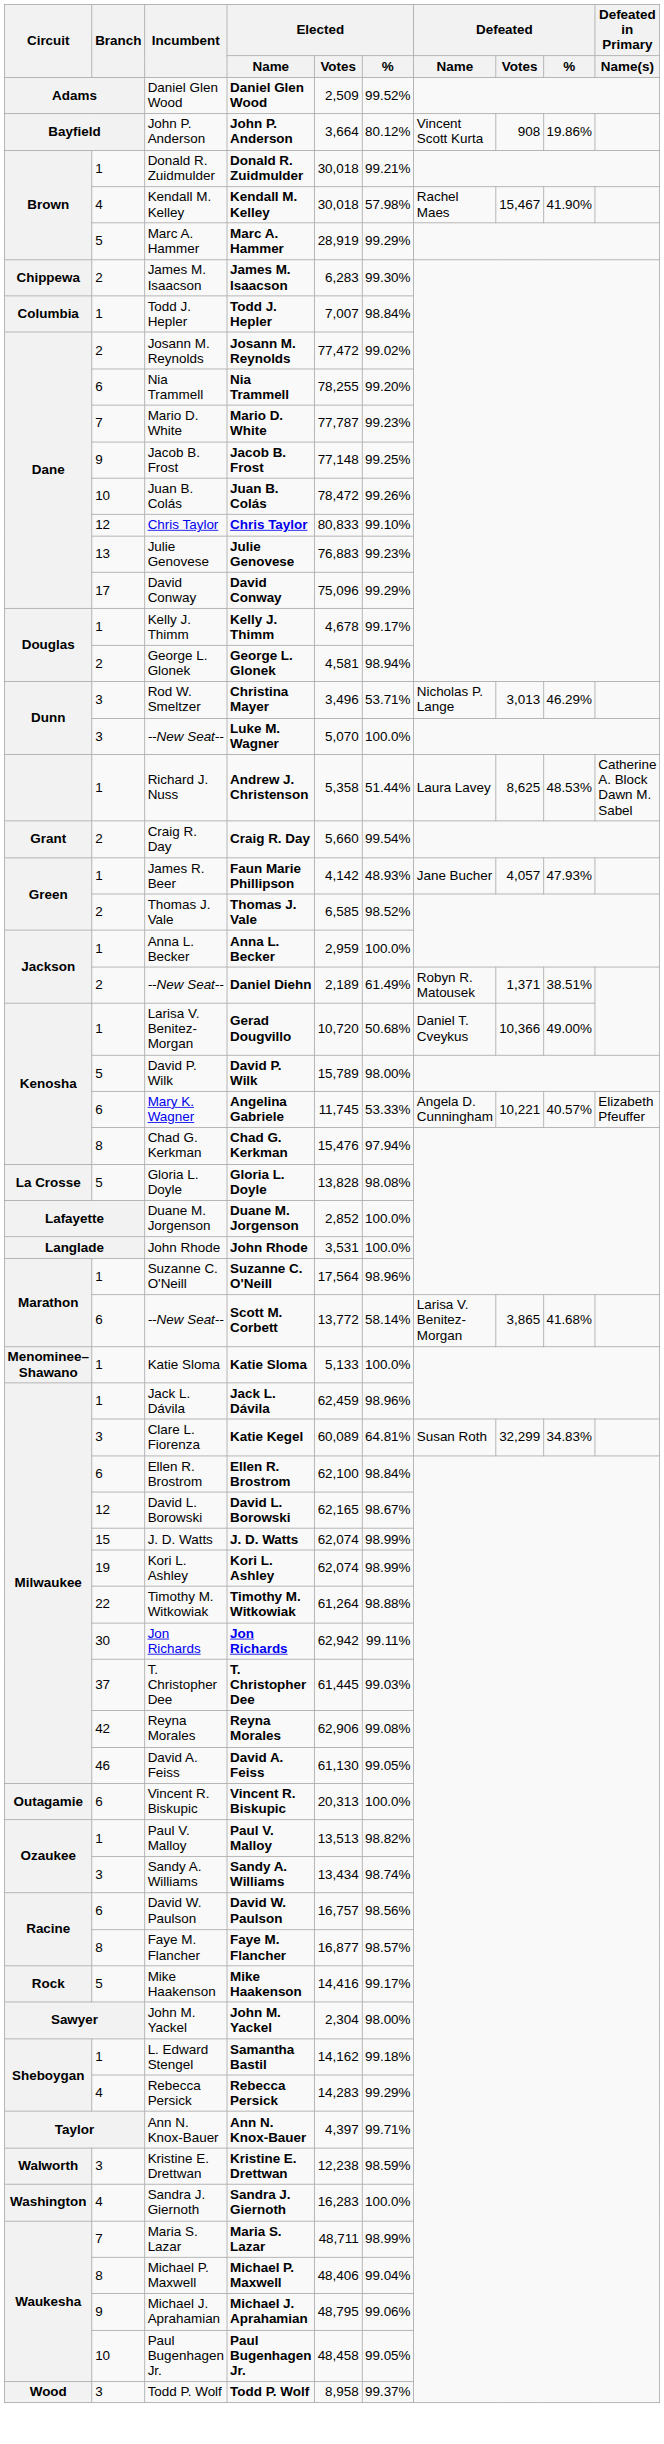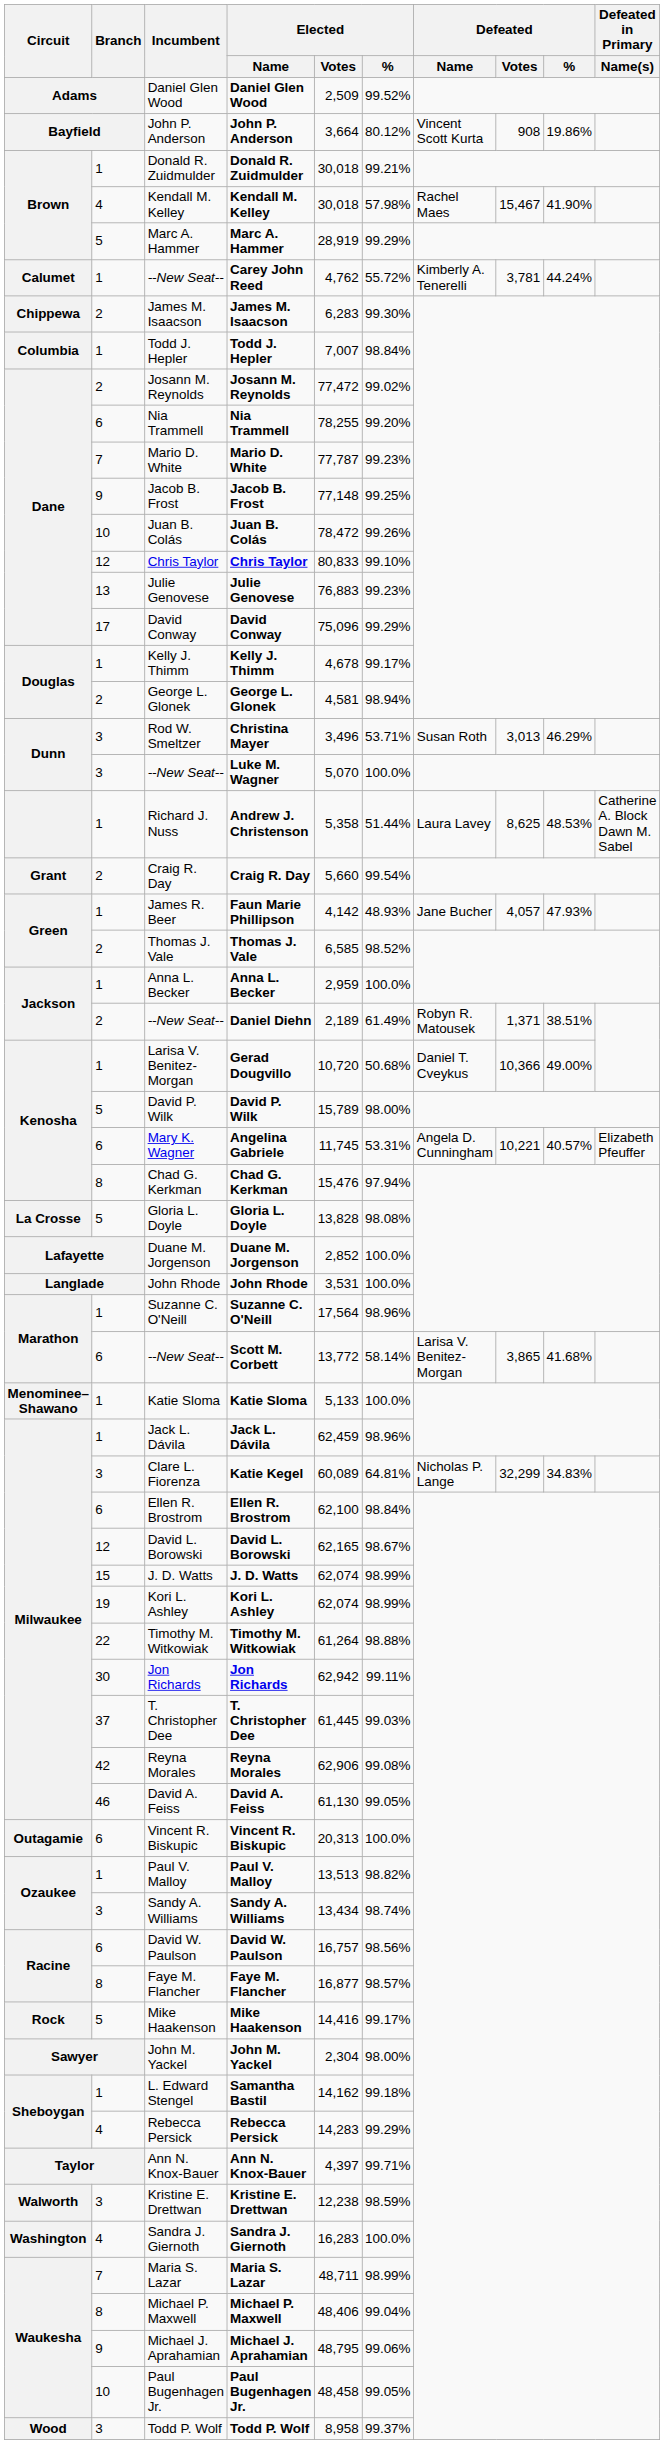+ row: (267, 277)
(450, 699) Nicholas P. Lange -> (452, 736) Susan Roth
(388, 1109) 53.33% -> (388, 1146) 53.31%
(452, 1437) Susan Roth -> (450, 1473) Nicholas P. Lange
